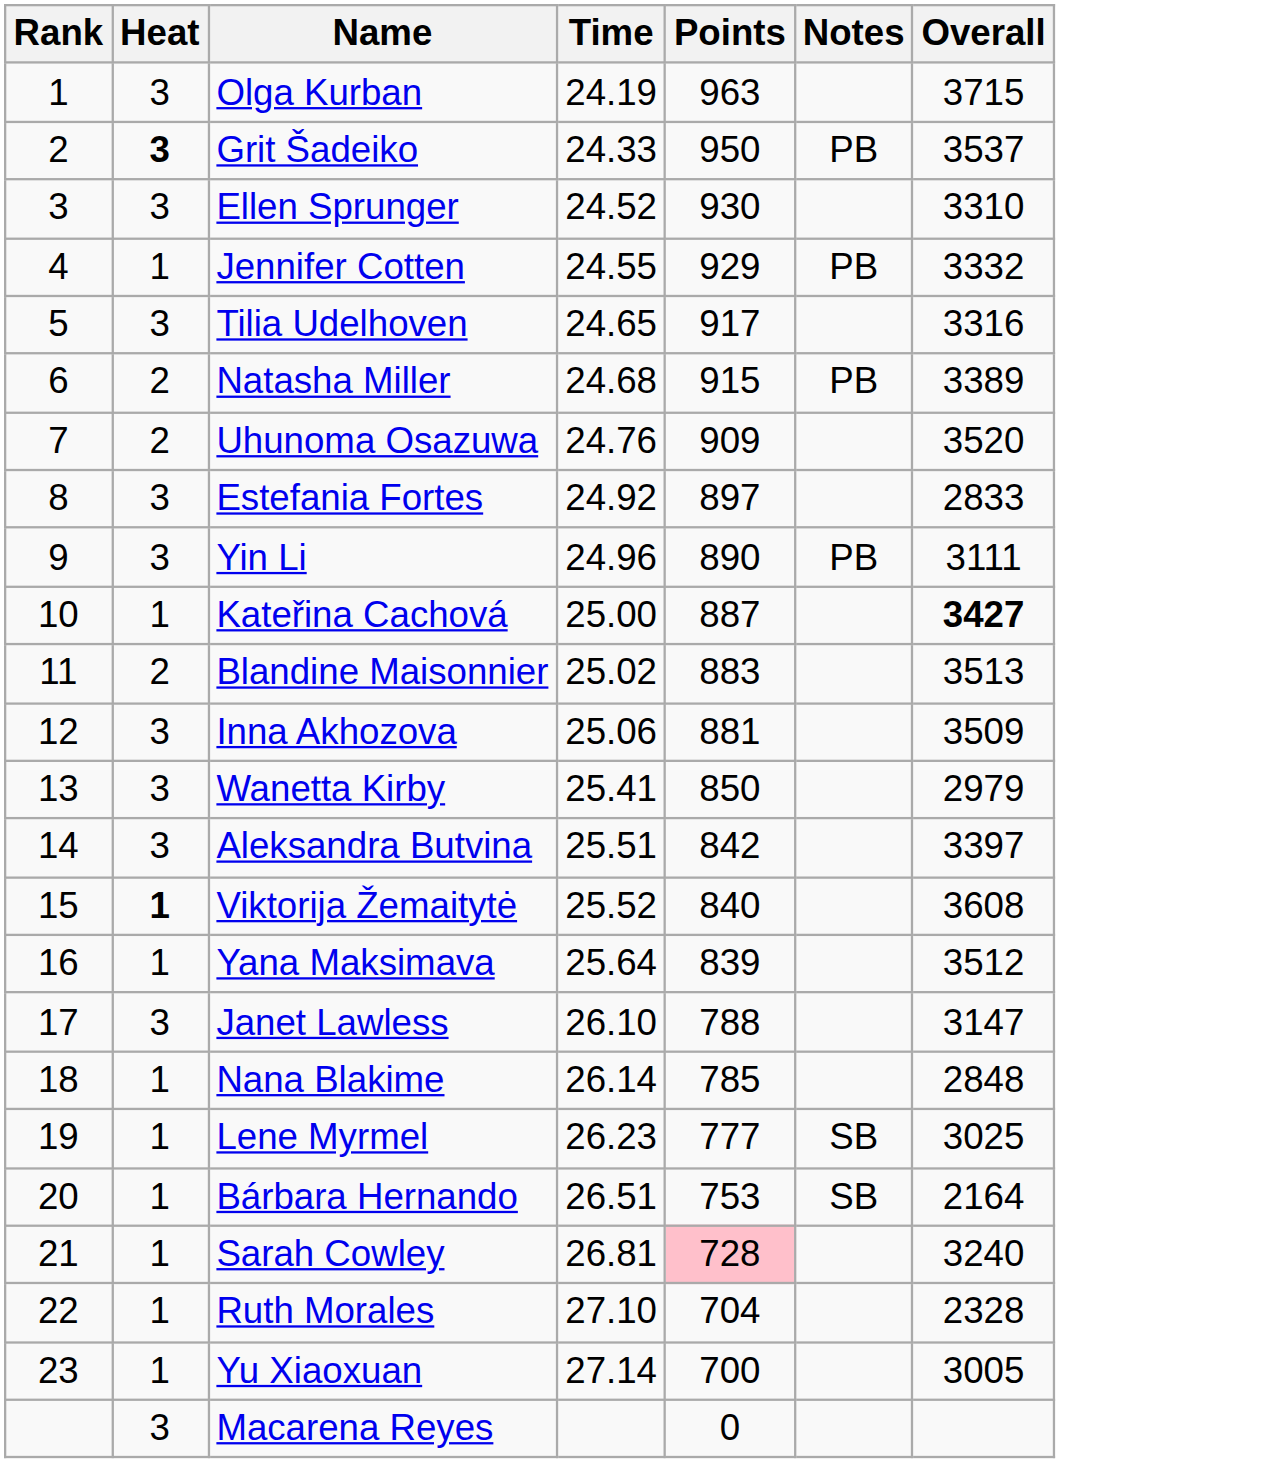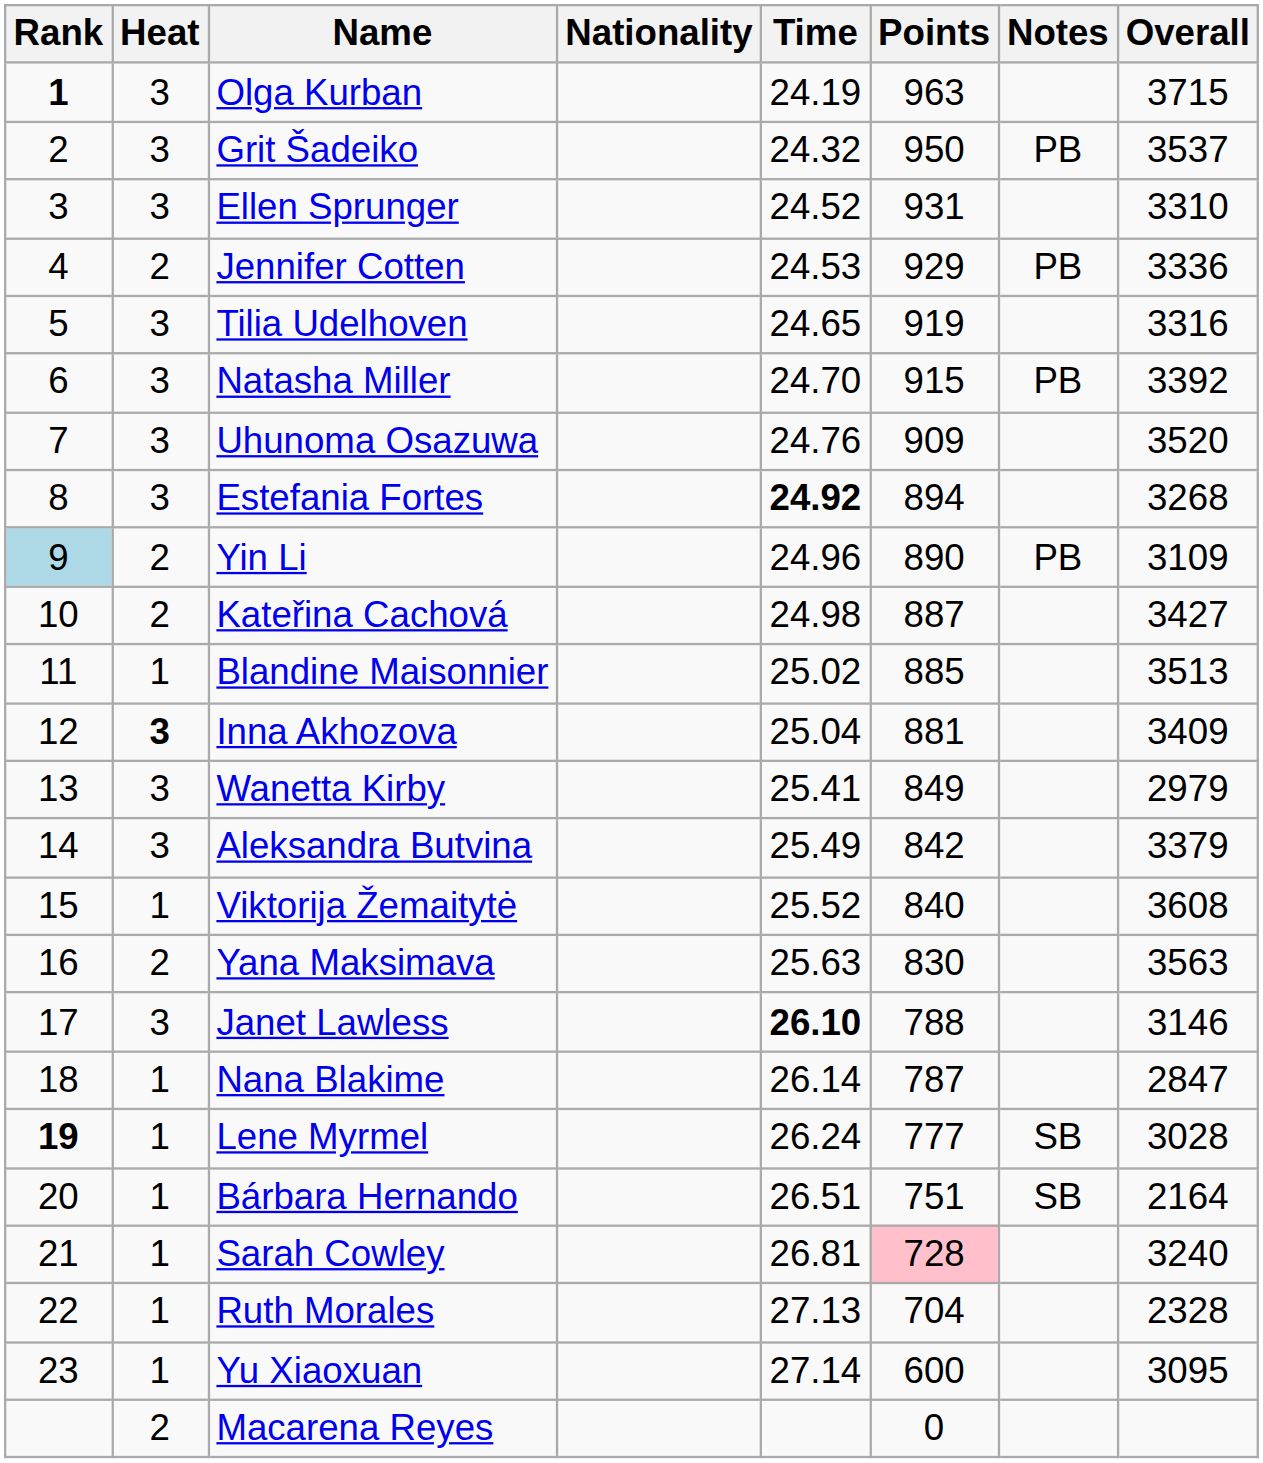+ column: (659, 33)
(58, 91) normal -> (58, 91) bold
(160, 149) bold -> (160, 149) normal
(611, 149) 24.33 -> (815, 149) 24.32
(730, 207) 930 -> (934, 207) 931
(160, 265) 1 -> (160, 265) 2
(611, 265) 24.55 -> (815, 265) 24.53
(984, 265) 3332 -> (1188, 265) 3336
(730, 324) 917 -> (934, 324) 919
(160, 382) 2 -> (160, 382) 3
(611, 382) 24.68 -> (815, 382) 24.70
(984, 382) 3389 -> (1188, 382) 3392
(160, 440) 2 -> (160, 440) 3
(611, 498) normal -> (815, 498) bold
(730, 498) 897 -> (934, 498) 894
(984, 498) 2833 -> (1188, 498) 3268
(58, 556) no background -> (58, 556) lightblue background
(160, 556) 3 -> (160, 556) 2
(984, 556) 3111 -> (1188, 556) 3109
(160, 614) 1 -> (160, 614) 2
(611, 614) 25.00 -> (815, 614) 24.98
(984, 614) bold -> (1188, 614) normal
(160, 672) 2 -> (160, 672) 1
(730, 672) 883 -> (934, 672) 885
(160, 730) normal -> (160, 730) bold
(611, 730) 25.06 -> (815, 730) 25.04
(984, 730) 3509 -> (1188, 730) 3409
(730, 788) 850 -> (934, 788) 849
(611, 847) 25.51 -> (815, 847) 25.49
(984, 847) 3397 -> (1188, 847) 3379
(160, 905) bold -> (160, 905) normal
(160, 963) 1 -> (160, 963) 2
(611, 963) 25.64 -> (815, 963) 25.63
(730, 963) 839 -> (934, 963) 830
(984, 963) 3512 -> (1188, 963) 3563
(611, 1021) normal -> (815, 1021) bold
(984, 1021) 3147 -> (1188, 1021) 3146
(730, 1079) 785 -> (934, 1079) 787
(984, 1079) 2848 -> (1188, 1079) 2847
(58, 1137) normal -> (58, 1137) bold
(611, 1137) 26.23 -> (815, 1137) 26.24
(984, 1137) 3025 -> (1188, 1137) 3028
(730, 1195) 753 -> (934, 1195) 751
(611, 1311) 27.10 -> (815, 1311) 27.13
(730, 1370) 700 -> (934, 1370) 600
(984, 1370) 3005 -> (1188, 1370) 3095
(160, 1428) 3 -> (160, 1428) 2
